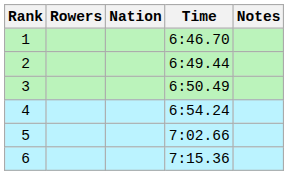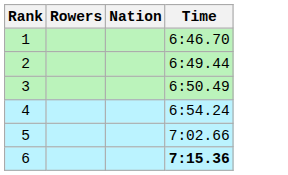- column: (259, 16)
(199, 159) normal -> (199, 159) bold
